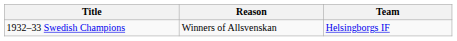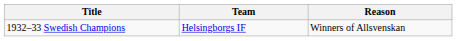columns swapped: (388, 12) <-> (251, 12)
